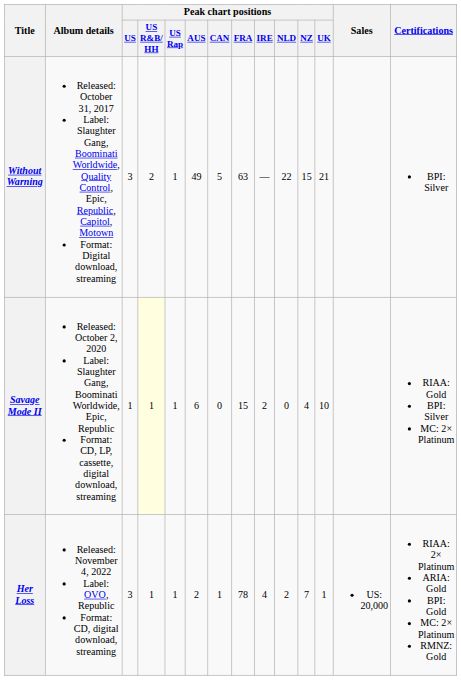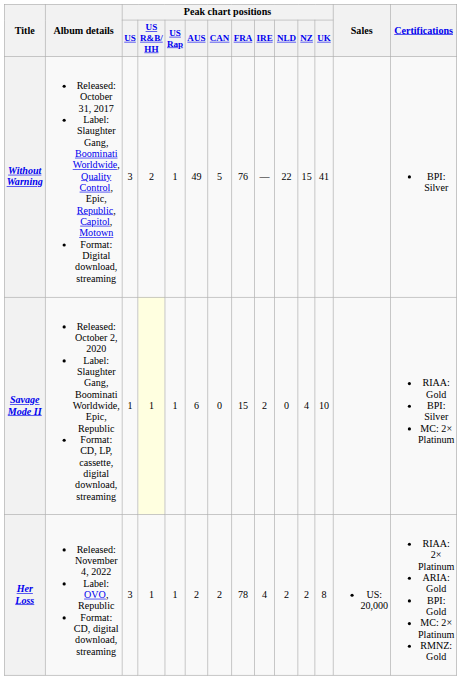(243, 177) 63 -> (243, 177) 76
(324, 177) 21 -> (324, 177) 41
(220, 595) 1 -> (220, 595) 2
(307, 595) 7 -> (307, 595) 2
(324, 595) 1 -> (324, 595) 8
